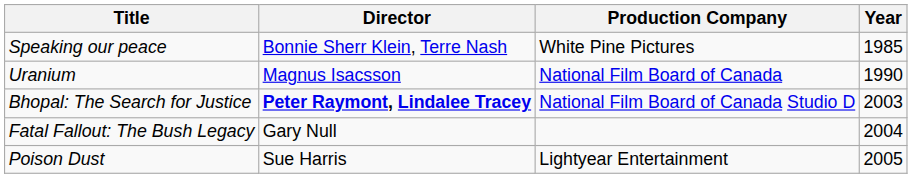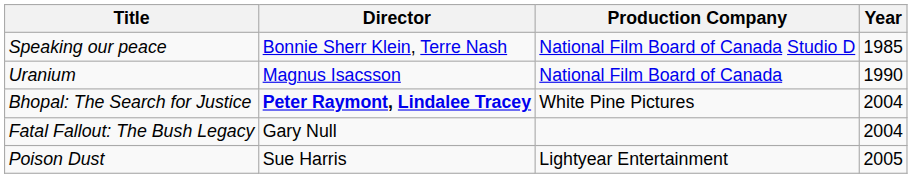(617, 46) White Pine Pictures -> (697, 46) National Film Board of Canada Studio D
(697, 103) National Film Board of Canada Studio D -> (617, 103) White Pine Pictures
(883, 103) 2003 -> (883, 103) 2004
